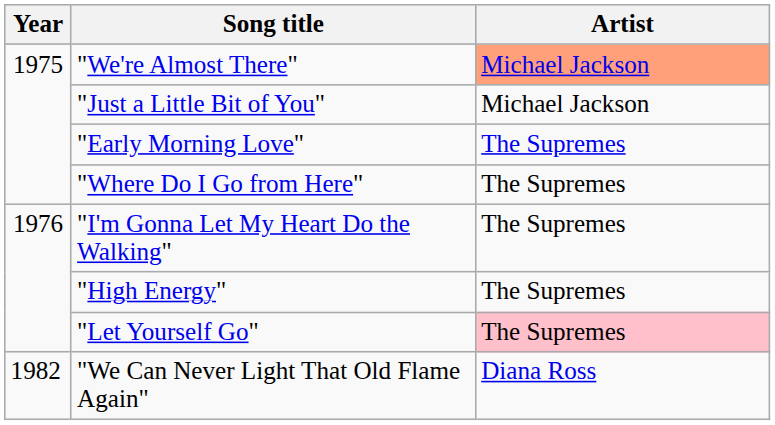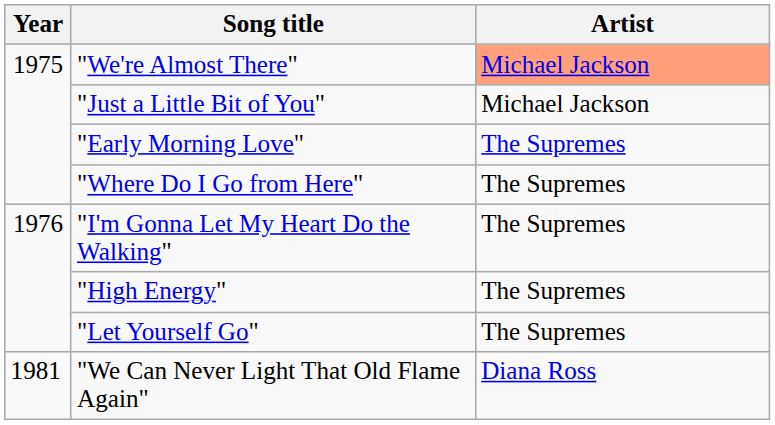(553, 331) pink background -> (553, 331) no background
(36, 371) 1982 -> (36, 371) 1981
